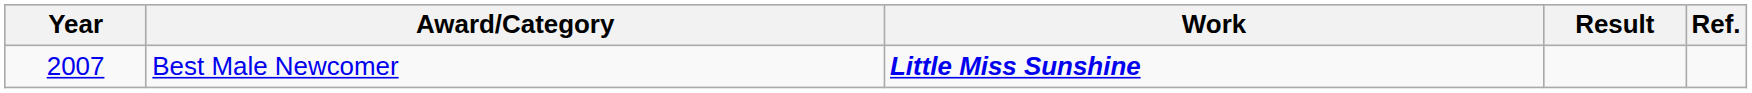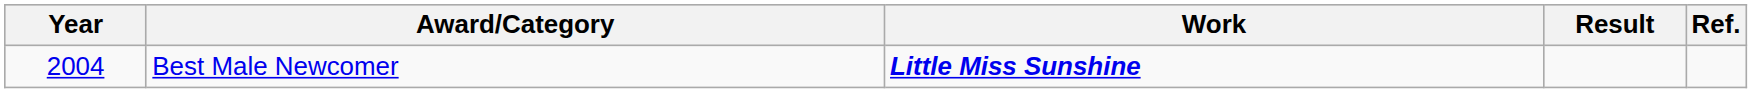(76, 66) 2007 -> (76, 66) 2004
